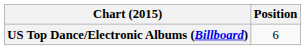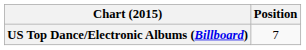(276, 34) 6 -> (276, 34) 7
